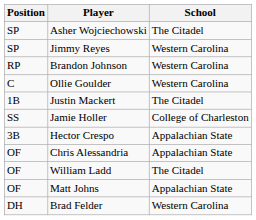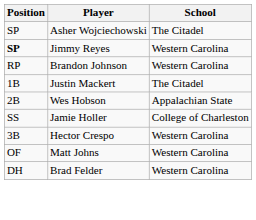(13, 48) normal -> (13, 48) bold
- row: (81, 83)
+ row: (78, 100)
(192, 135) Appalachian State -> (190, 135) Western Carolina
- row: (89, 153)
- row: (81, 170)
(192, 188) Appalachian State -> (190, 153) Western Carolina
